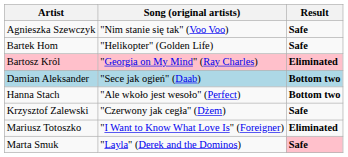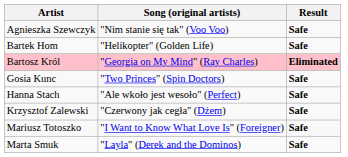- row: (48, 78)
+ row: (31, 78)
(315, 95) Bottom two -> (298, 95) Safe
(313, 128) Eliminated -> (298, 128) Safe
(298, 144) pink background -> (298, 144) no background
